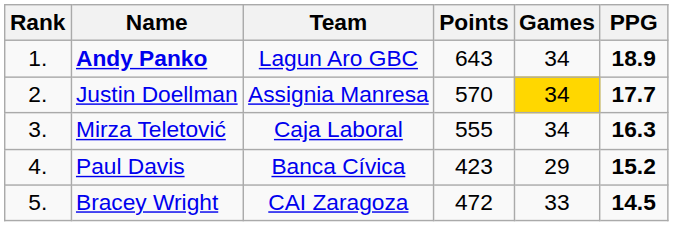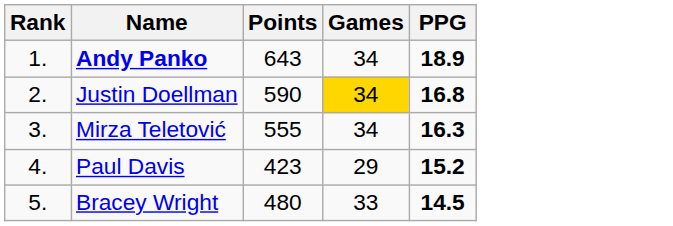- column: (338, 22)
(474, 94) 570 -> (283, 94) 590
(634, 94) 17.7 -> (443, 94) 16.8
(474, 202) 472 -> (283, 202) 480
